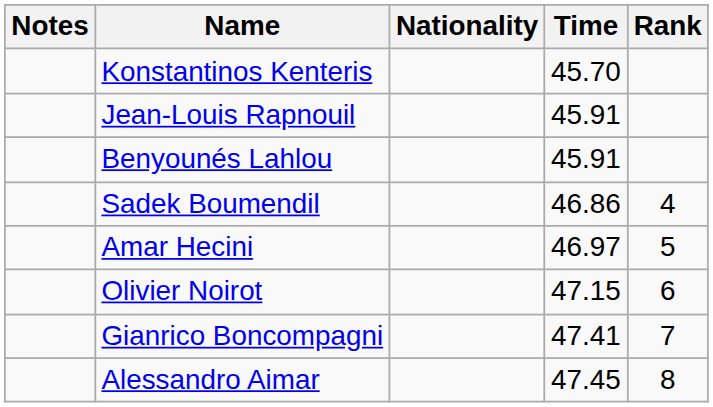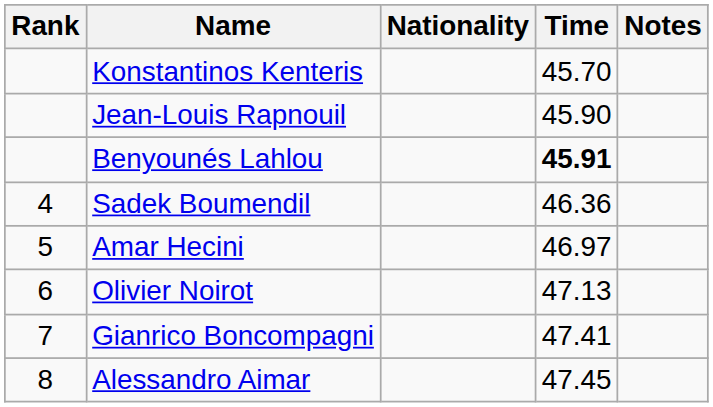columns swapped: (668, 26) <-> (50, 26)
(586, 114) 45.91 -> (577, 114) 45.90
(586, 159) normal -> (577, 159) bold
(586, 203) 46.86 -> (577, 203) 46.36
(586, 291) 47.15 -> (577, 291) 47.13
